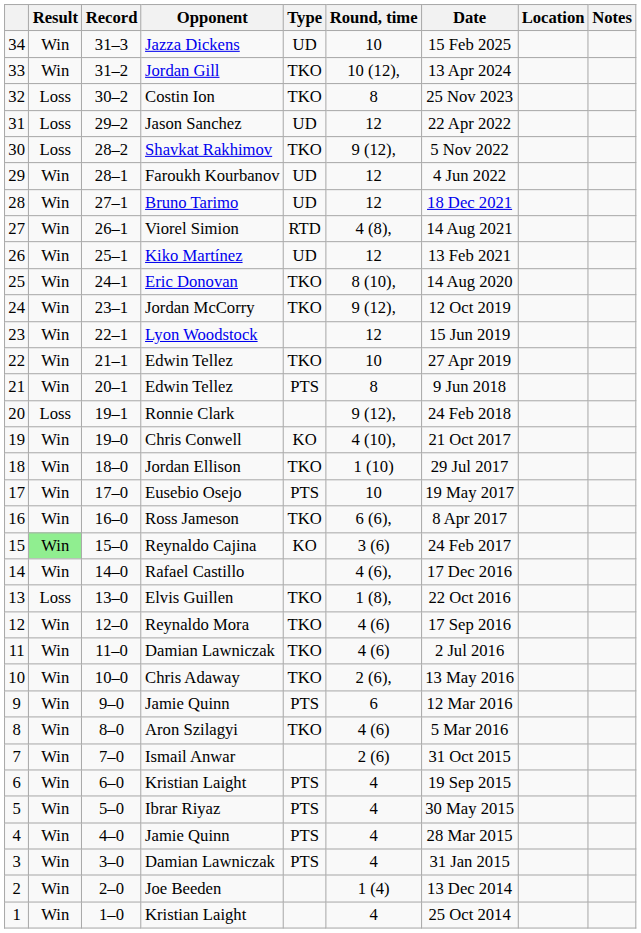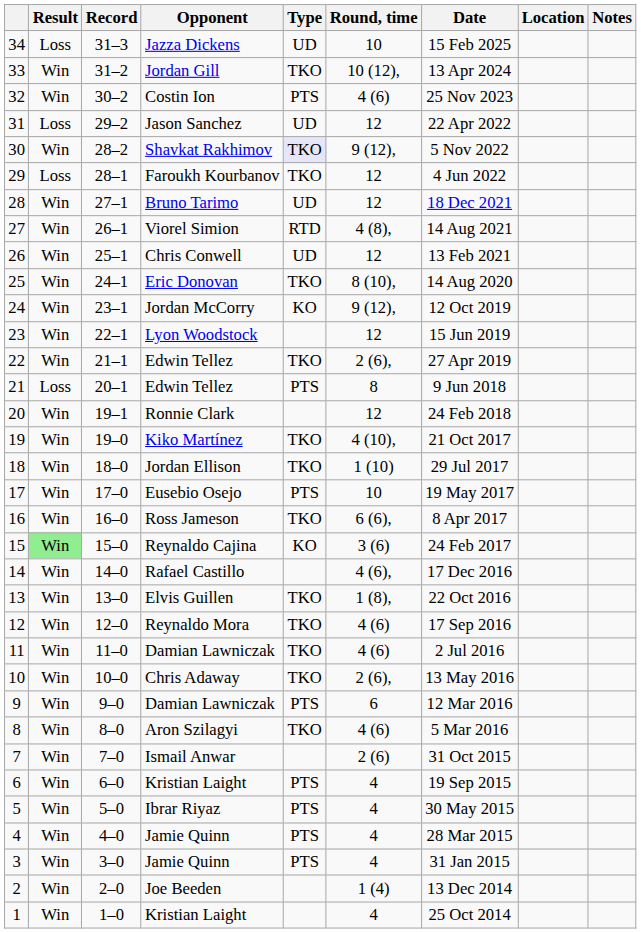(55, 44) Win -> (55, 44) Loss
(55, 96) Loss -> (55, 96) Win
(305, 96) TKO -> (305, 96) PTS
(374, 96) 8 -> (374, 96) 4 (6)
(55, 149) Loss -> (55, 149) Win
(305, 149) no background -> (305, 149) lavender background
(55, 176) Win -> (55, 176) Loss
(305, 176) UD -> (305, 176) TKO
(194, 255) Kiko Martínez -> (193, 255) Chris Conwell
(305, 307) TKO -> (305, 307) KO
(374, 360) 10 -> (374, 360) 2 (6),
(55, 387) Win -> (55, 387) Loss
(55, 413) Loss -> (55, 413) Win
(374, 413) 9 (12), -> (374, 413) 12
(193, 439) Chris Conwell -> (194, 439) Kiko Martínez
(305, 439) KO -> (305, 439) TKO
(55, 598) Loss -> (55, 598) Win
(187, 703) Jamie Quinn -> (210, 703) Damian Lawniczak
(210, 862) Damian Lawniczak -> (187, 862) Jamie Quinn
